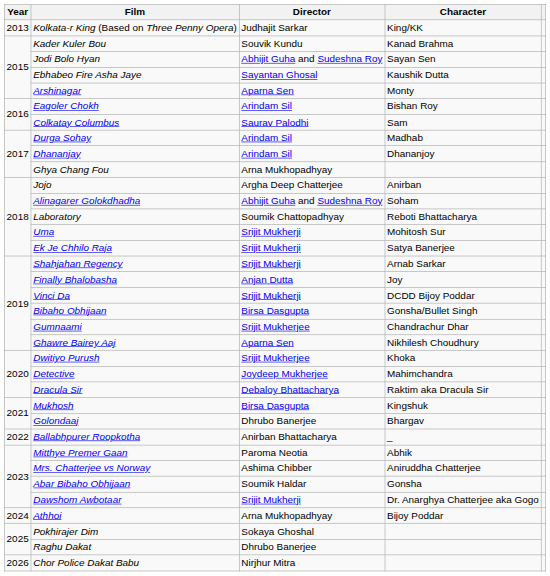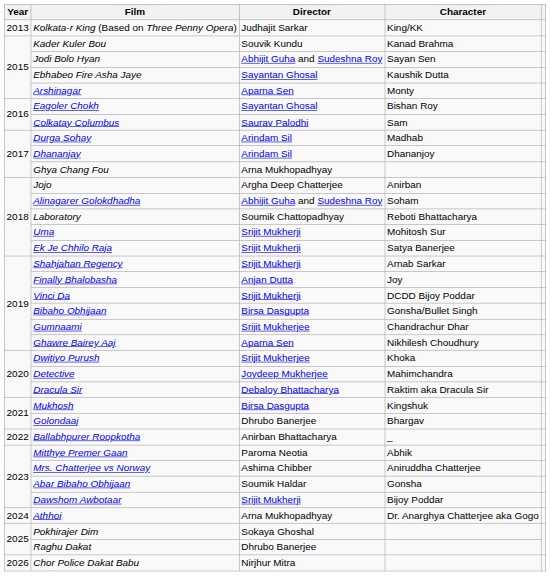(267, 106) Arindam Sil -> (279, 106) Sayantan Ghosal
(463, 500) Dr. Anarghya Chatterjee aka Gogo -> (415, 500) Bijoy Poddar
(415, 515) Bijoy Poddar -> (463, 515) Dr. Anarghya Chatterjee aka Gogo
